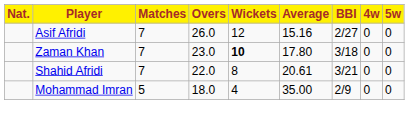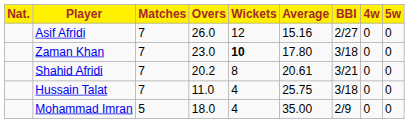(203, 71) 22.0 -> (203, 71) 20.2
+ row: (71, 90)
